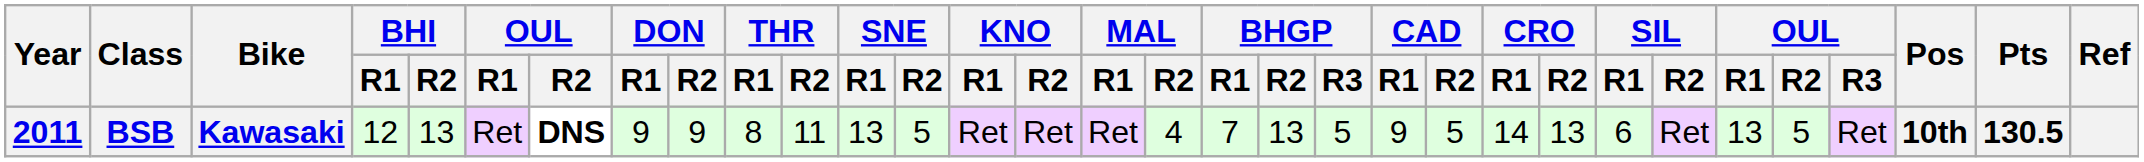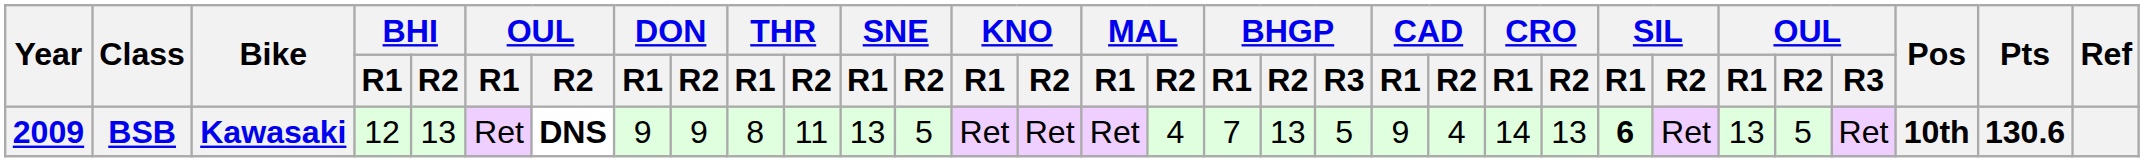(48, 131) 2011 -> (48, 131) 2009
(1455, 131) 5 -> (1457, 131) 4
(1624, 131) normal -> (1625, 131) bold
(2023, 131) 130.5 -> (2025, 131) 130.6
